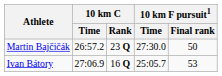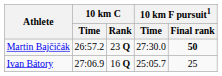(193, 47) normal -> (193, 47) bold
(193, 63) 53 -> (193, 63) 25
